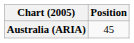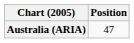(109, 29) 45 -> (109, 29) 47
